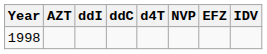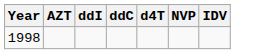- column: (215, 16)
